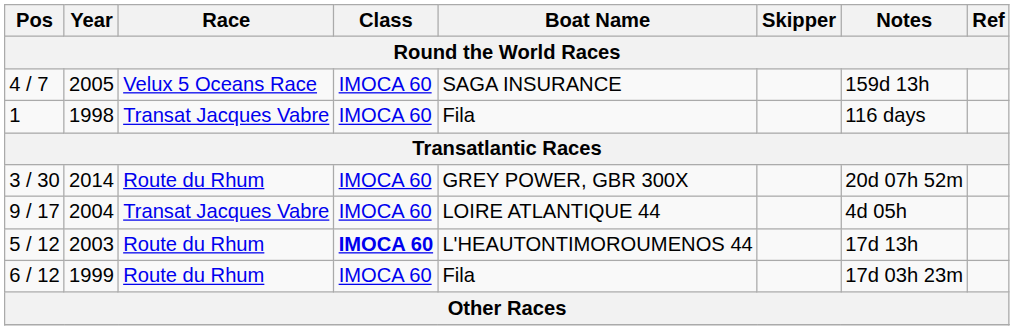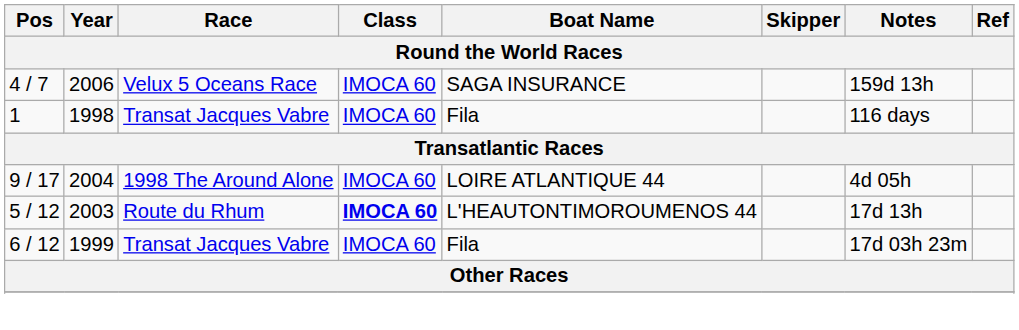(91, 84) 2005 -> (91, 84) 2006
- row: (34, 180)
(226, 212) Transat Jacques Vabre -> (228, 180) 1998 The Around Alone
(194, 276) Route du Rhum -> (226, 244) Transat Jacques Vabre
